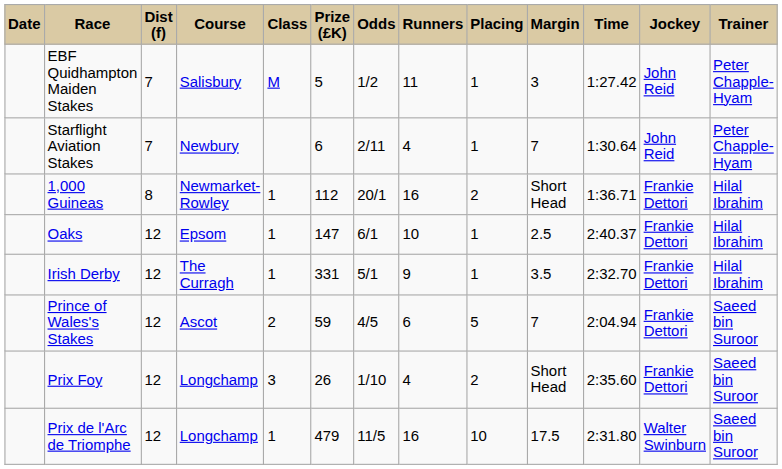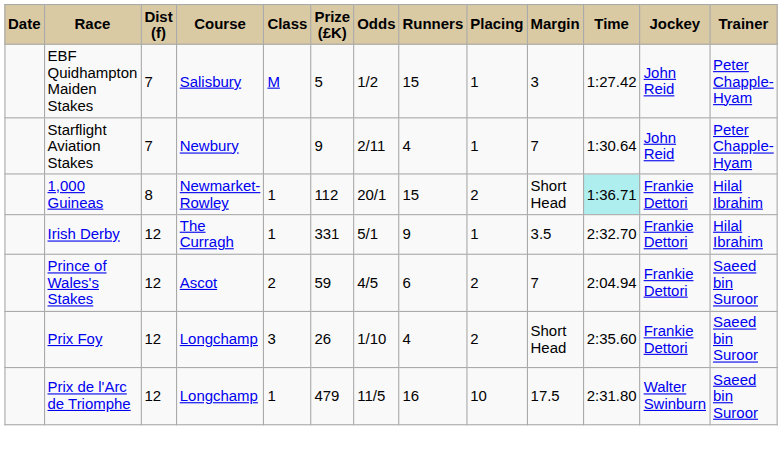(410, 81) 11 -> (411, 81) 15
(319, 146) 6 -> (319, 146) 9
(411, 194) 16 -> (411, 194) 15
(612, 194) no background -> (612, 194) paleturquoise background
- row: (65, 234)
(474, 322) 5 -> (474, 282) 2
